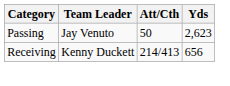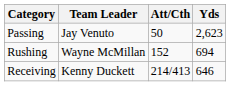+ row: (27, 52)
(194, 52) 656 -> (205, 71) 646
